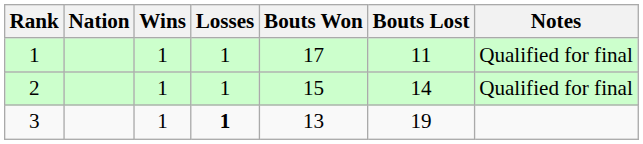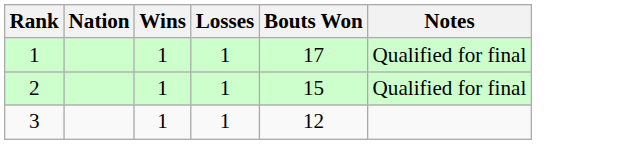- column: (421, 21)
(225, 121) bold -> (225, 121) normal
(313, 121) 13 -> (313, 121) 12
